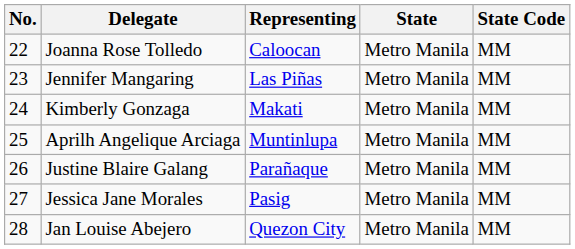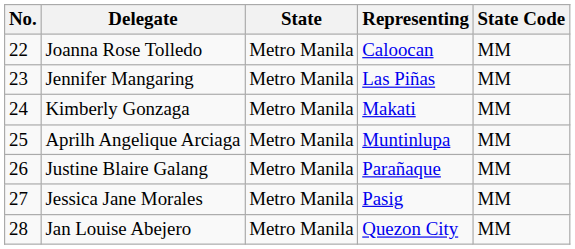columns swapped: (303, 19) <-> (417, 19)
